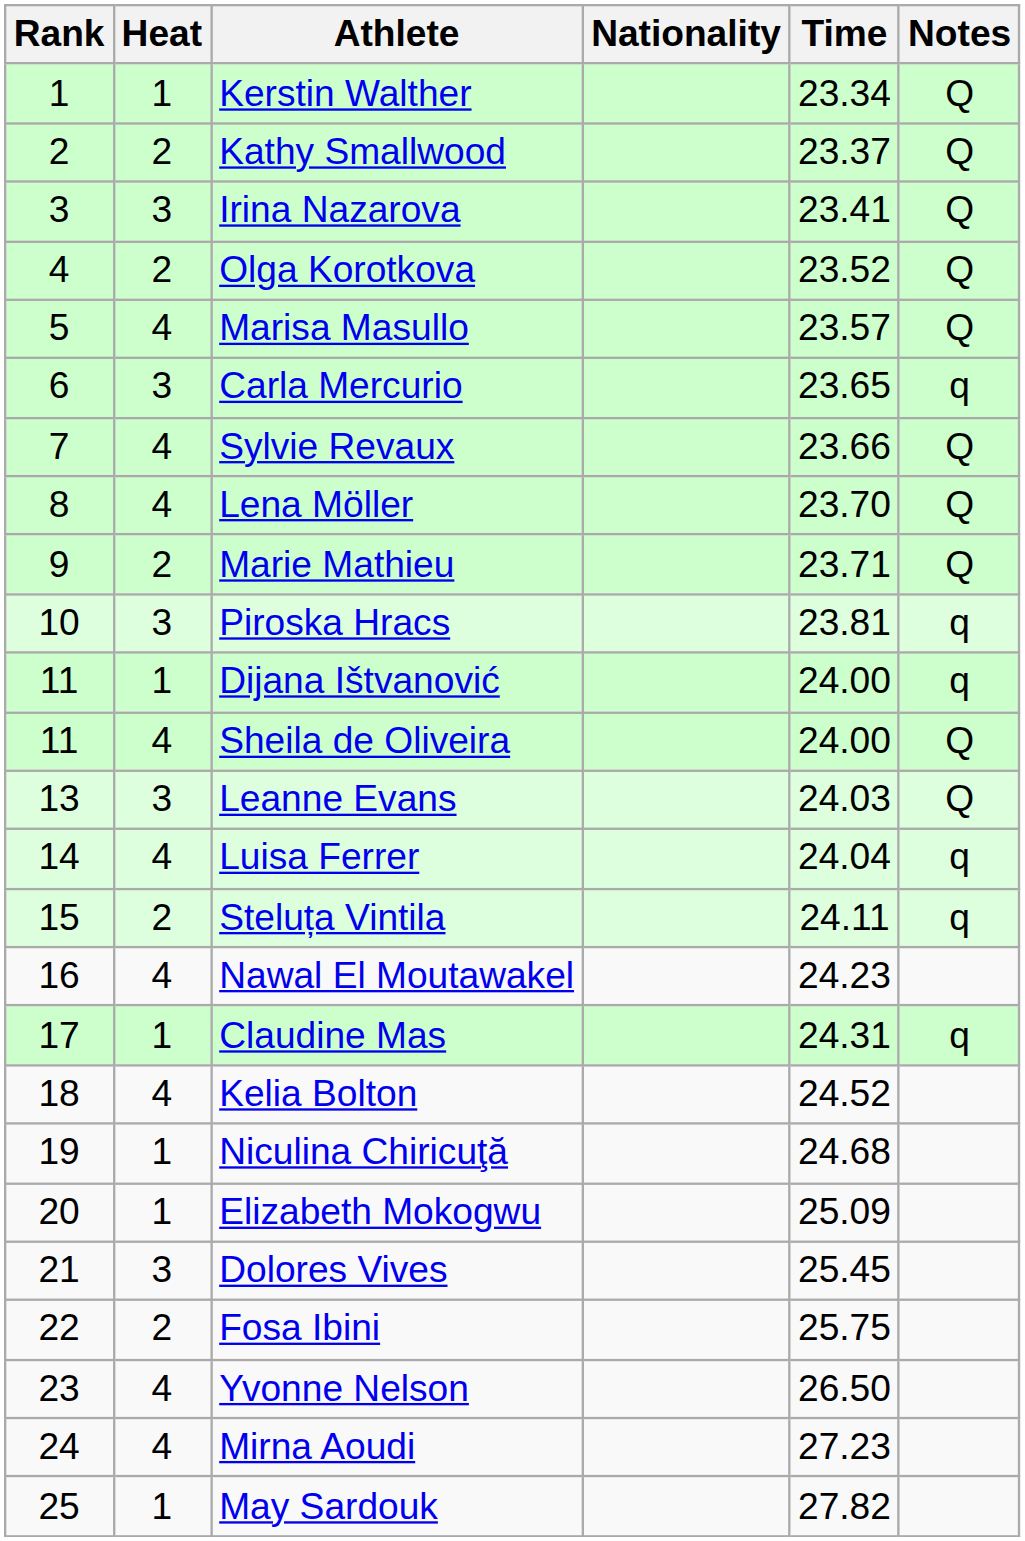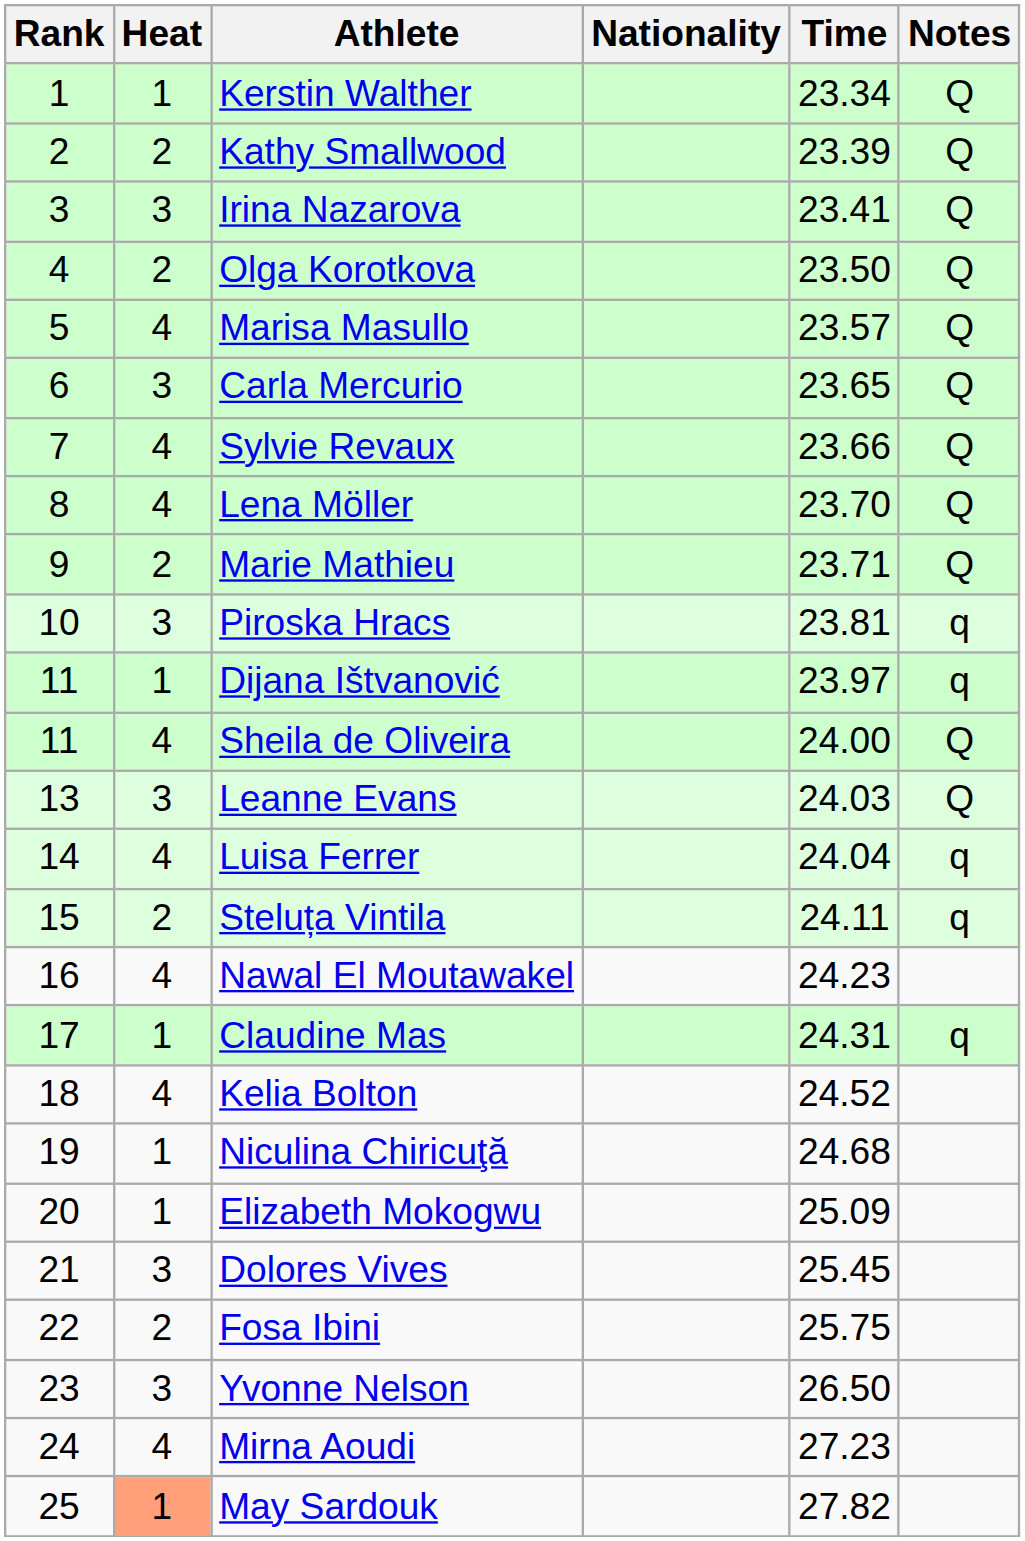(844, 151) 23.37 -> (844, 151) 23.39
(844, 269) 23.52 -> (844, 269) 23.50
(960, 387) q -> (960, 387) Q
(844, 681) 24.00 -> (844, 681) 23.97
(162, 1387) 4 -> (162, 1387) 3
(162, 1505) no background -> (162, 1505) lightsalmon background
